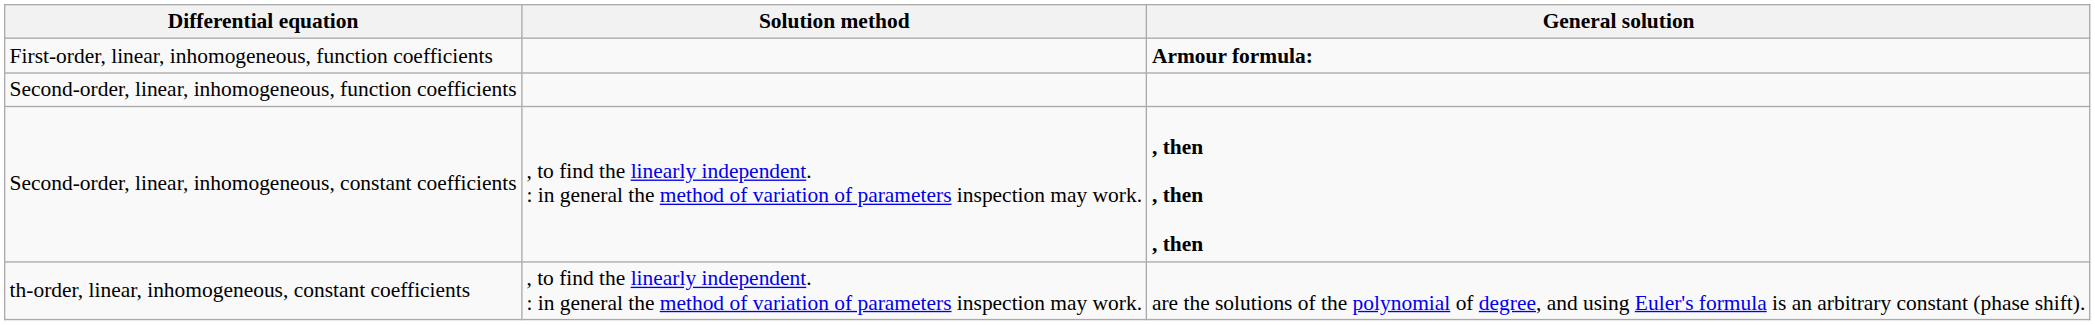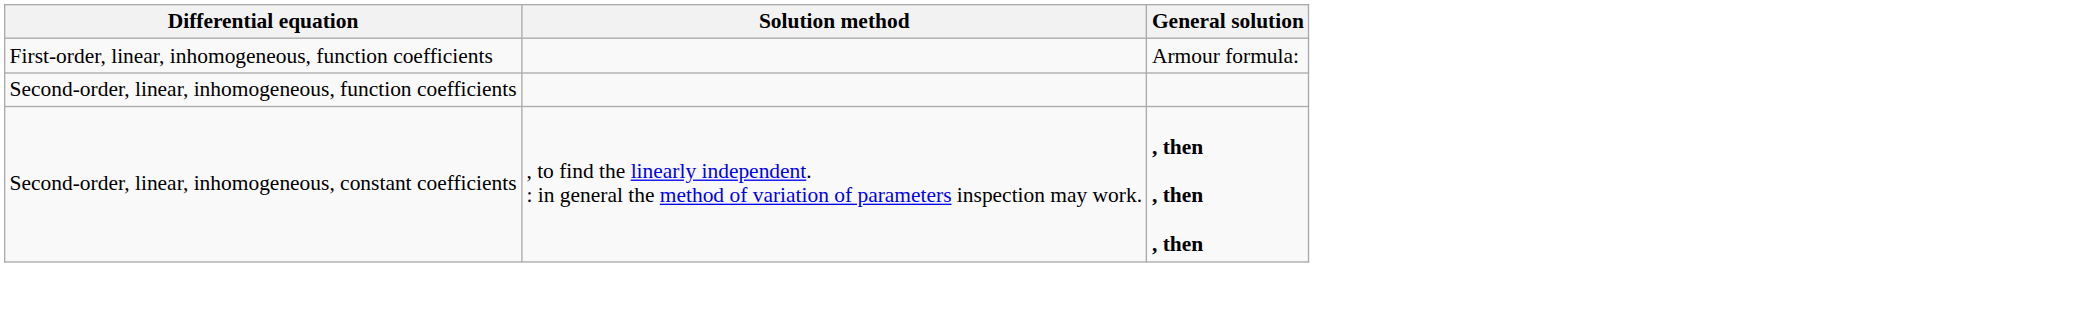(1232, 55) bold -> (1225, 55) normal
- row: (240, 290)
